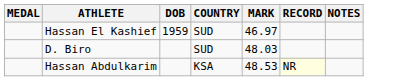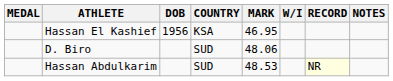+ column: (293, 13)
(175, 31) 1959 -> (175, 31) 1956
(203, 31) SUD -> (203, 31) KSA
(261, 31) 46.97 -> (261, 31) 46.95
(261, 49) 48.03 -> (261, 49) 48.06
(203, 67) KSA -> (203, 67) SUD
